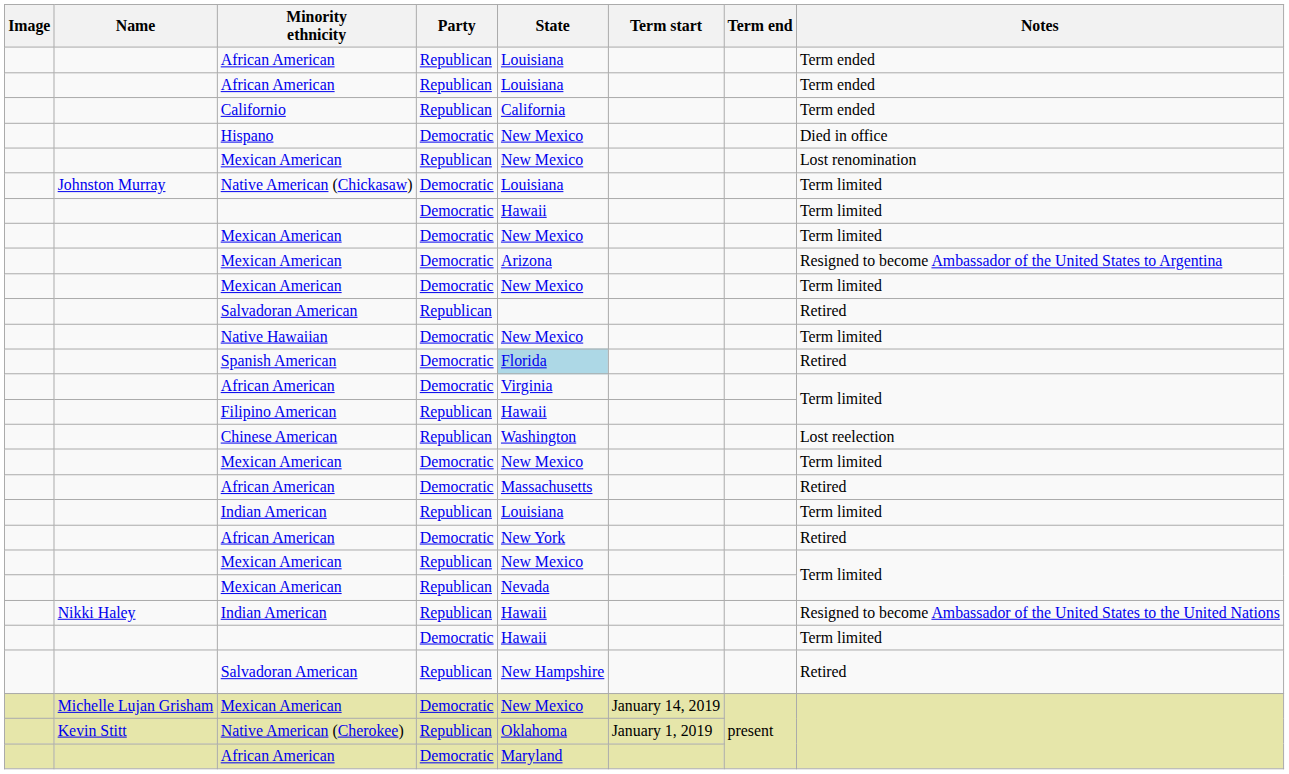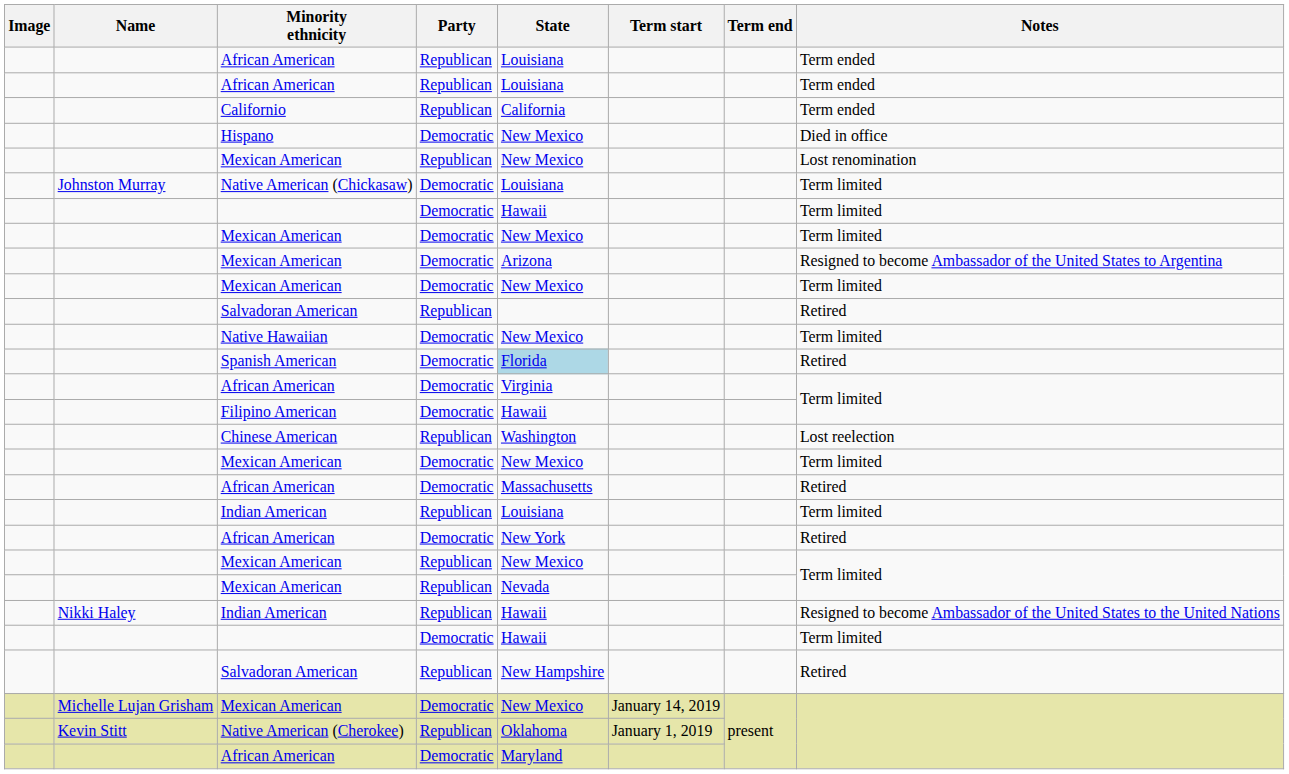(456, 411) Republican -> (457, 411) Democratic
